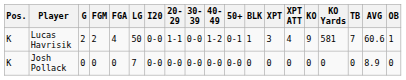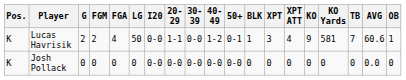(134, 63) 7 -> (134, 63) 0
(372, 63) 8.9 -> (372, 63) 0.0
